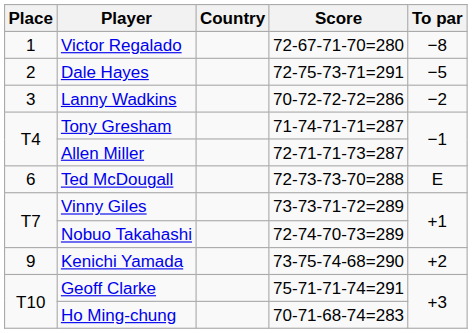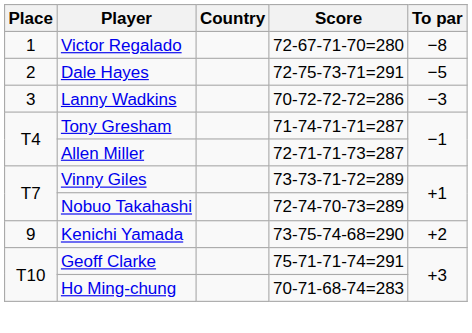(437, 99) −2 -> (437, 99) −3
- row: (117, 180)
